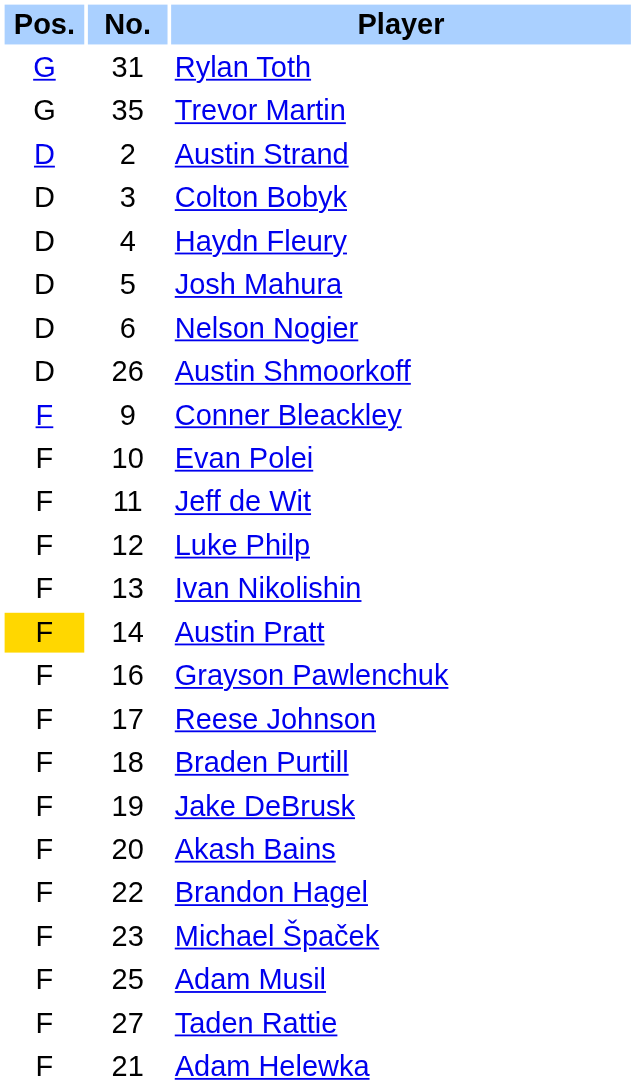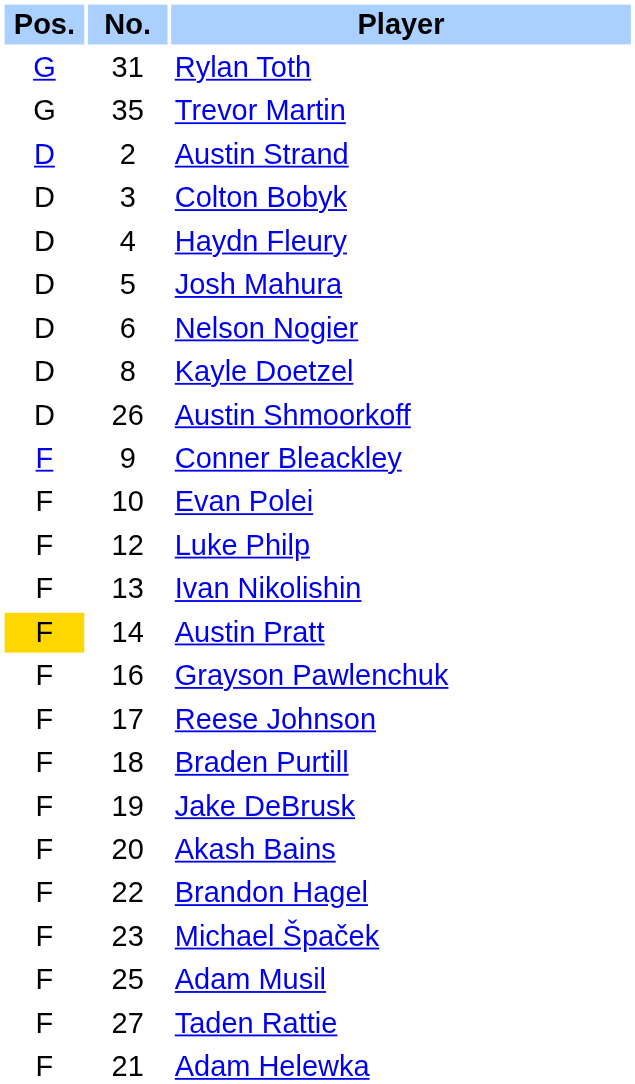+ row: (264, 371)
- row: (243, 501)
